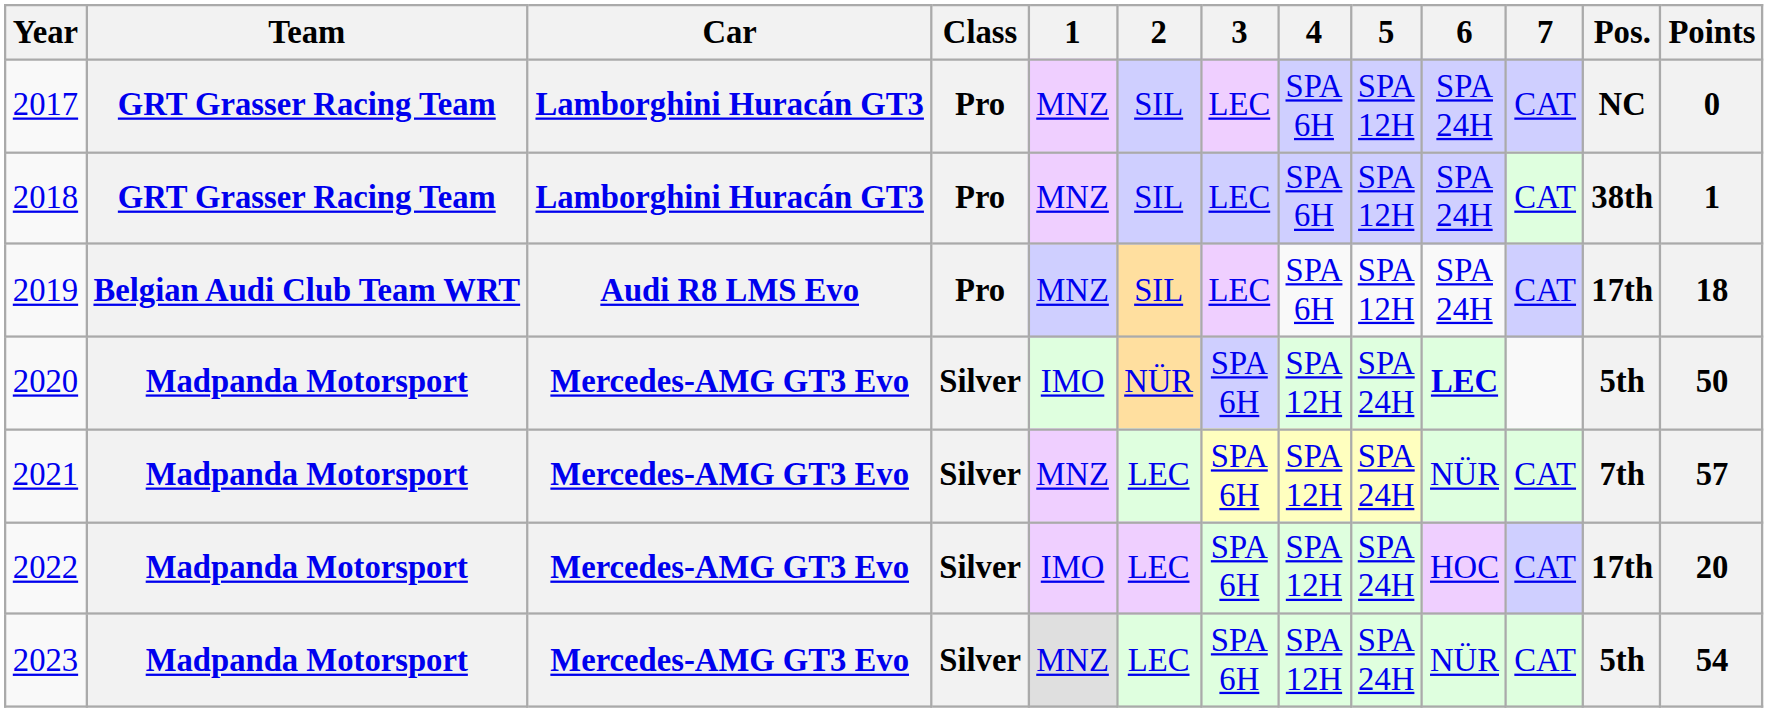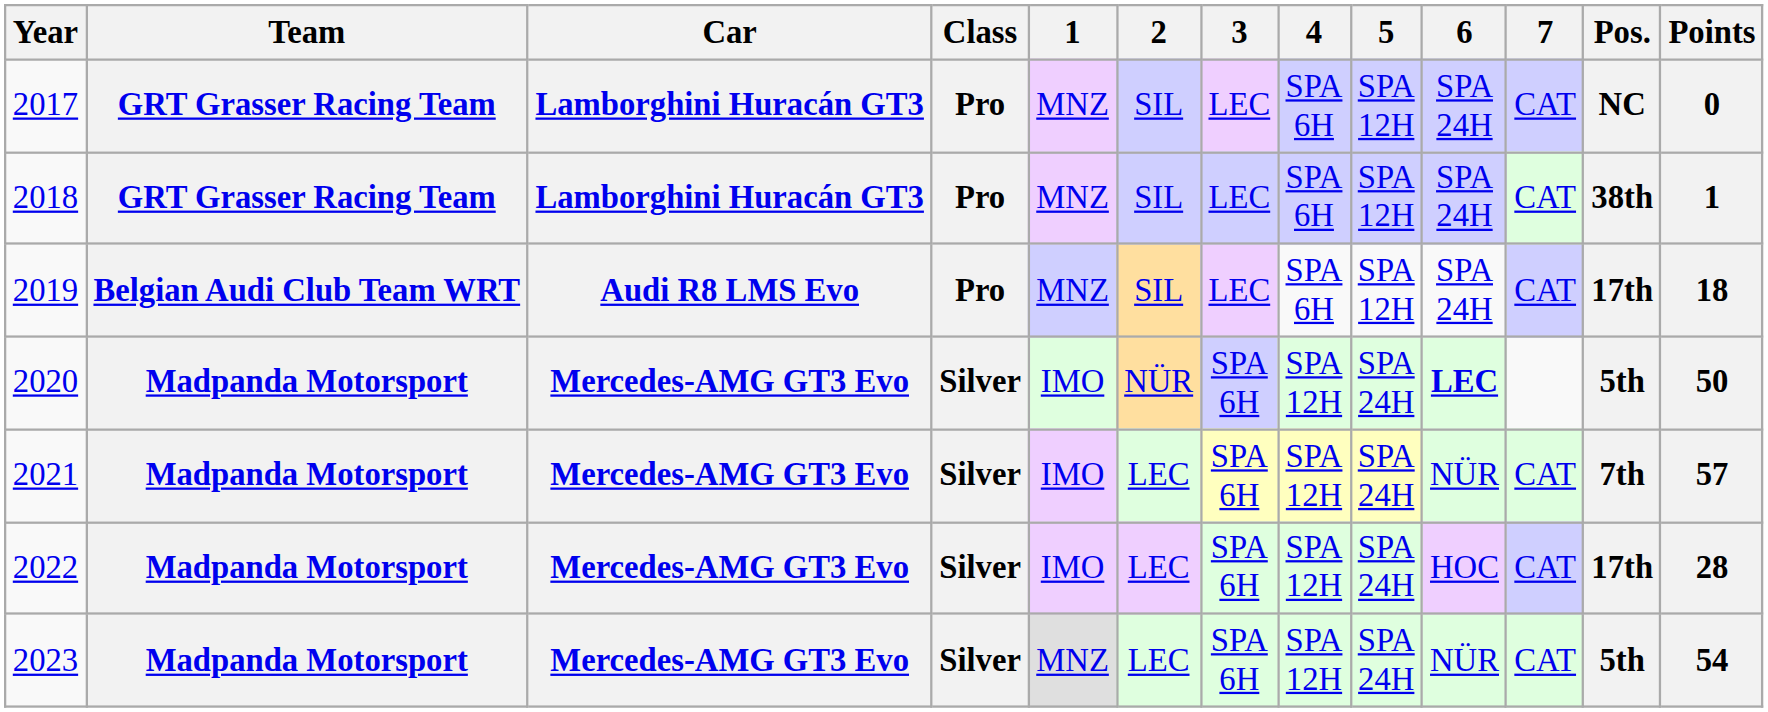(1073, 475) MNZ -> (1073, 475) IMO
(1712, 567) 20 -> (1712, 567) 28
